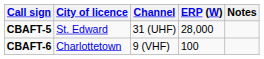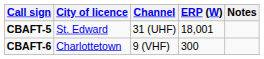(197, 29) 28,000 -> (197, 29) 18,001
(190, 46) 100 -> (190, 46) 300
